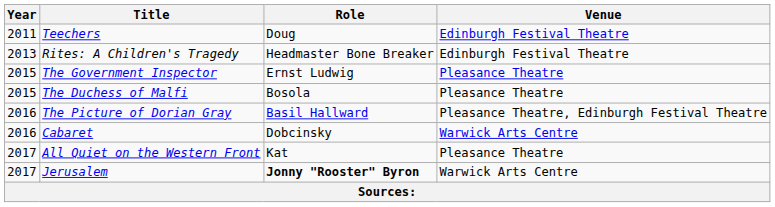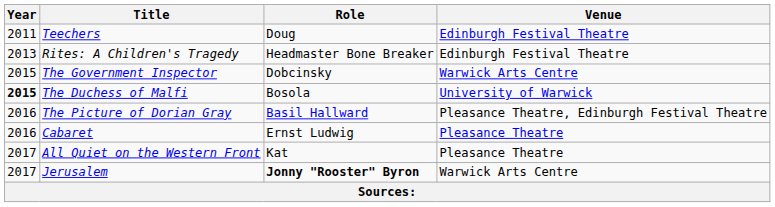(310, 73) Ernst Ludwig -> (299, 73) Dobcinsky
(501, 73) Pleasance Theatre -> (509, 73) Warwick Arts Centre
(22, 93) normal -> (22, 93) bold
(501, 93) Pleasance Theatre -> (516, 93) University of Warwick
(299, 133) Dobcinsky -> (310, 133) Ernst Ludwig
(509, 133) Warwick Arts Centre -> (501, 133) Pleasance Theatre
